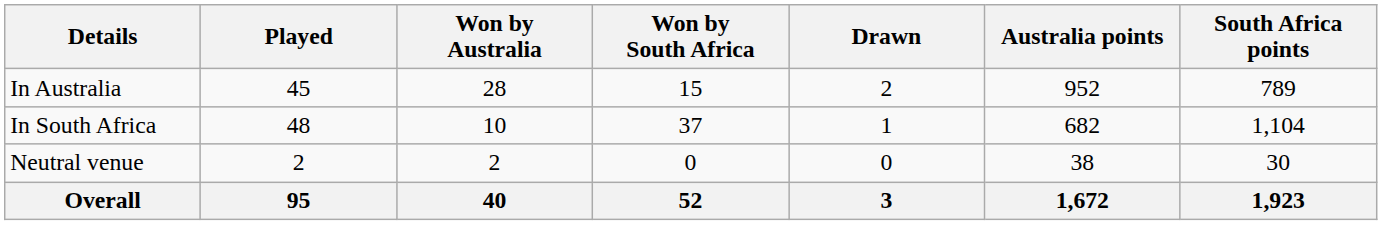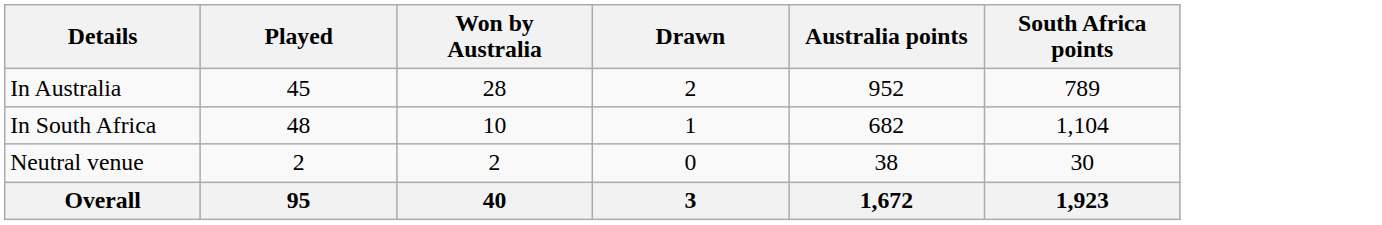- column: (690, 36)
